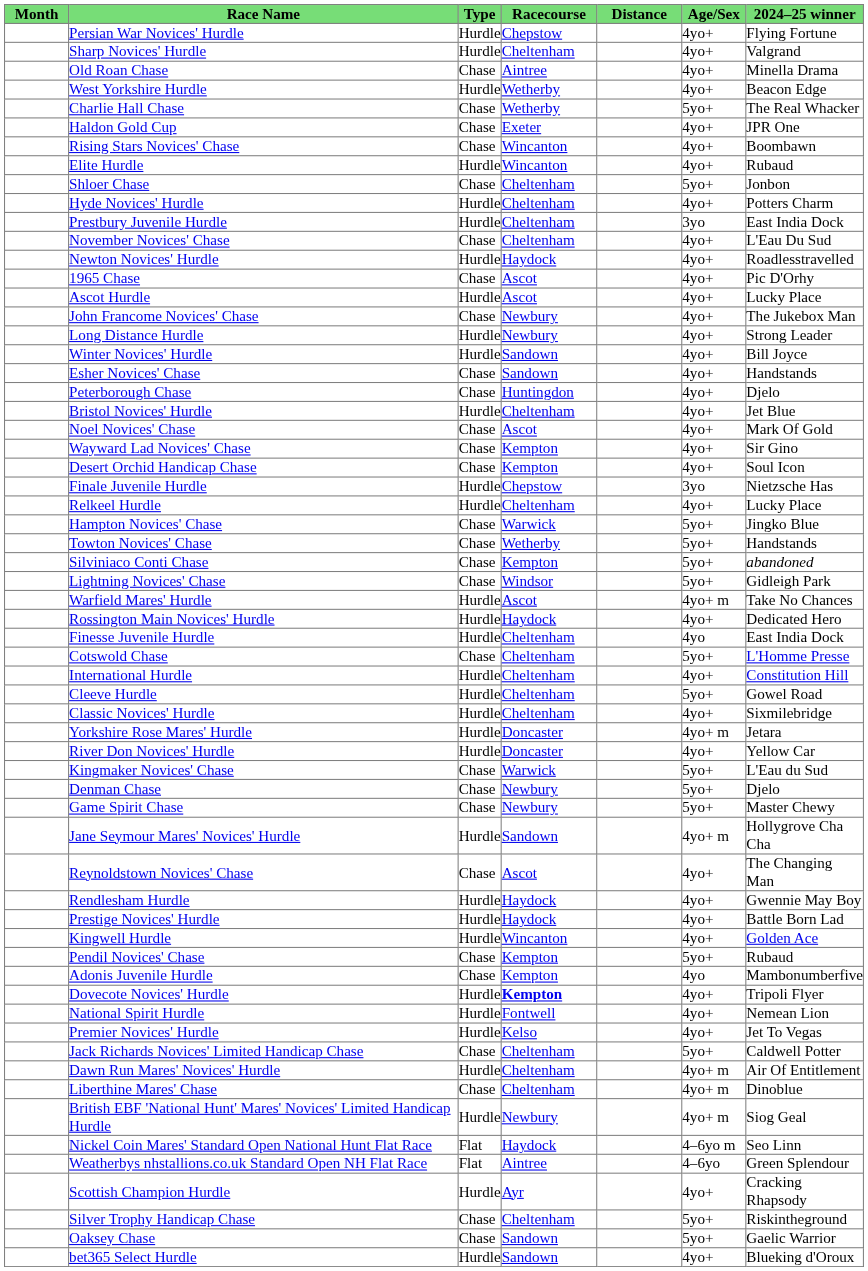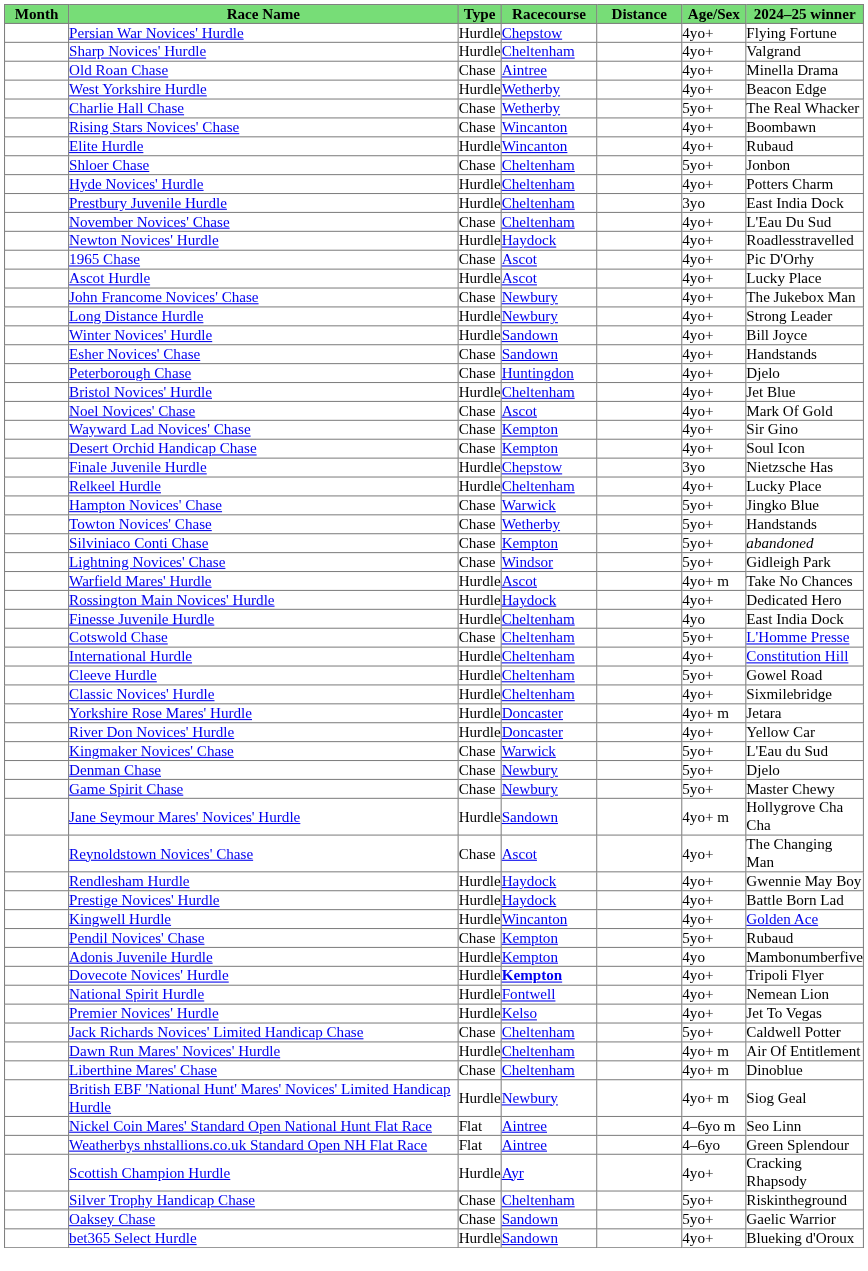- row: (123, 127)
(477, 975) Chase -> (480, 956) Hurdle
(529, 1144) Haydock -> (524, 1125) Aintree
